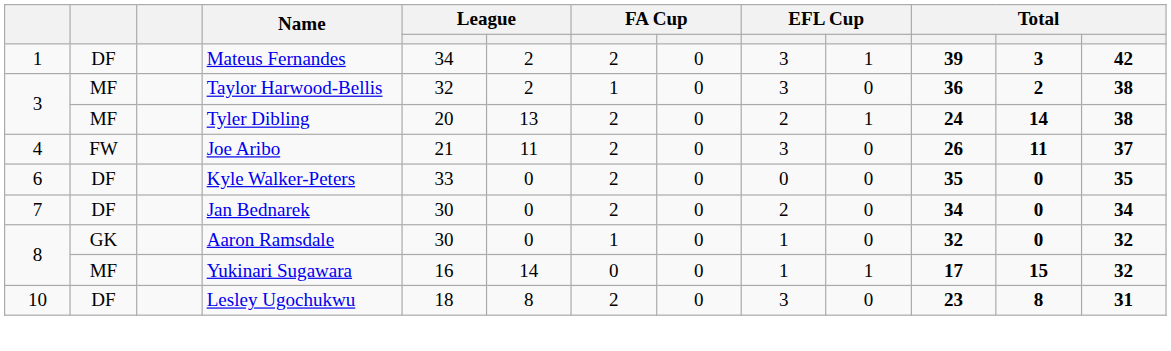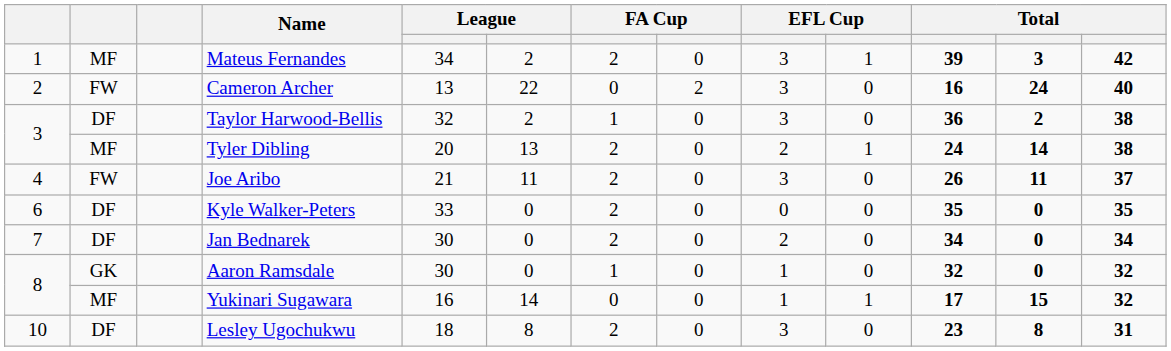(103, 58) DF -> (103, 58) MF
+ row: (270, 88)
(103, 88) MF -> (103, 118) DF
